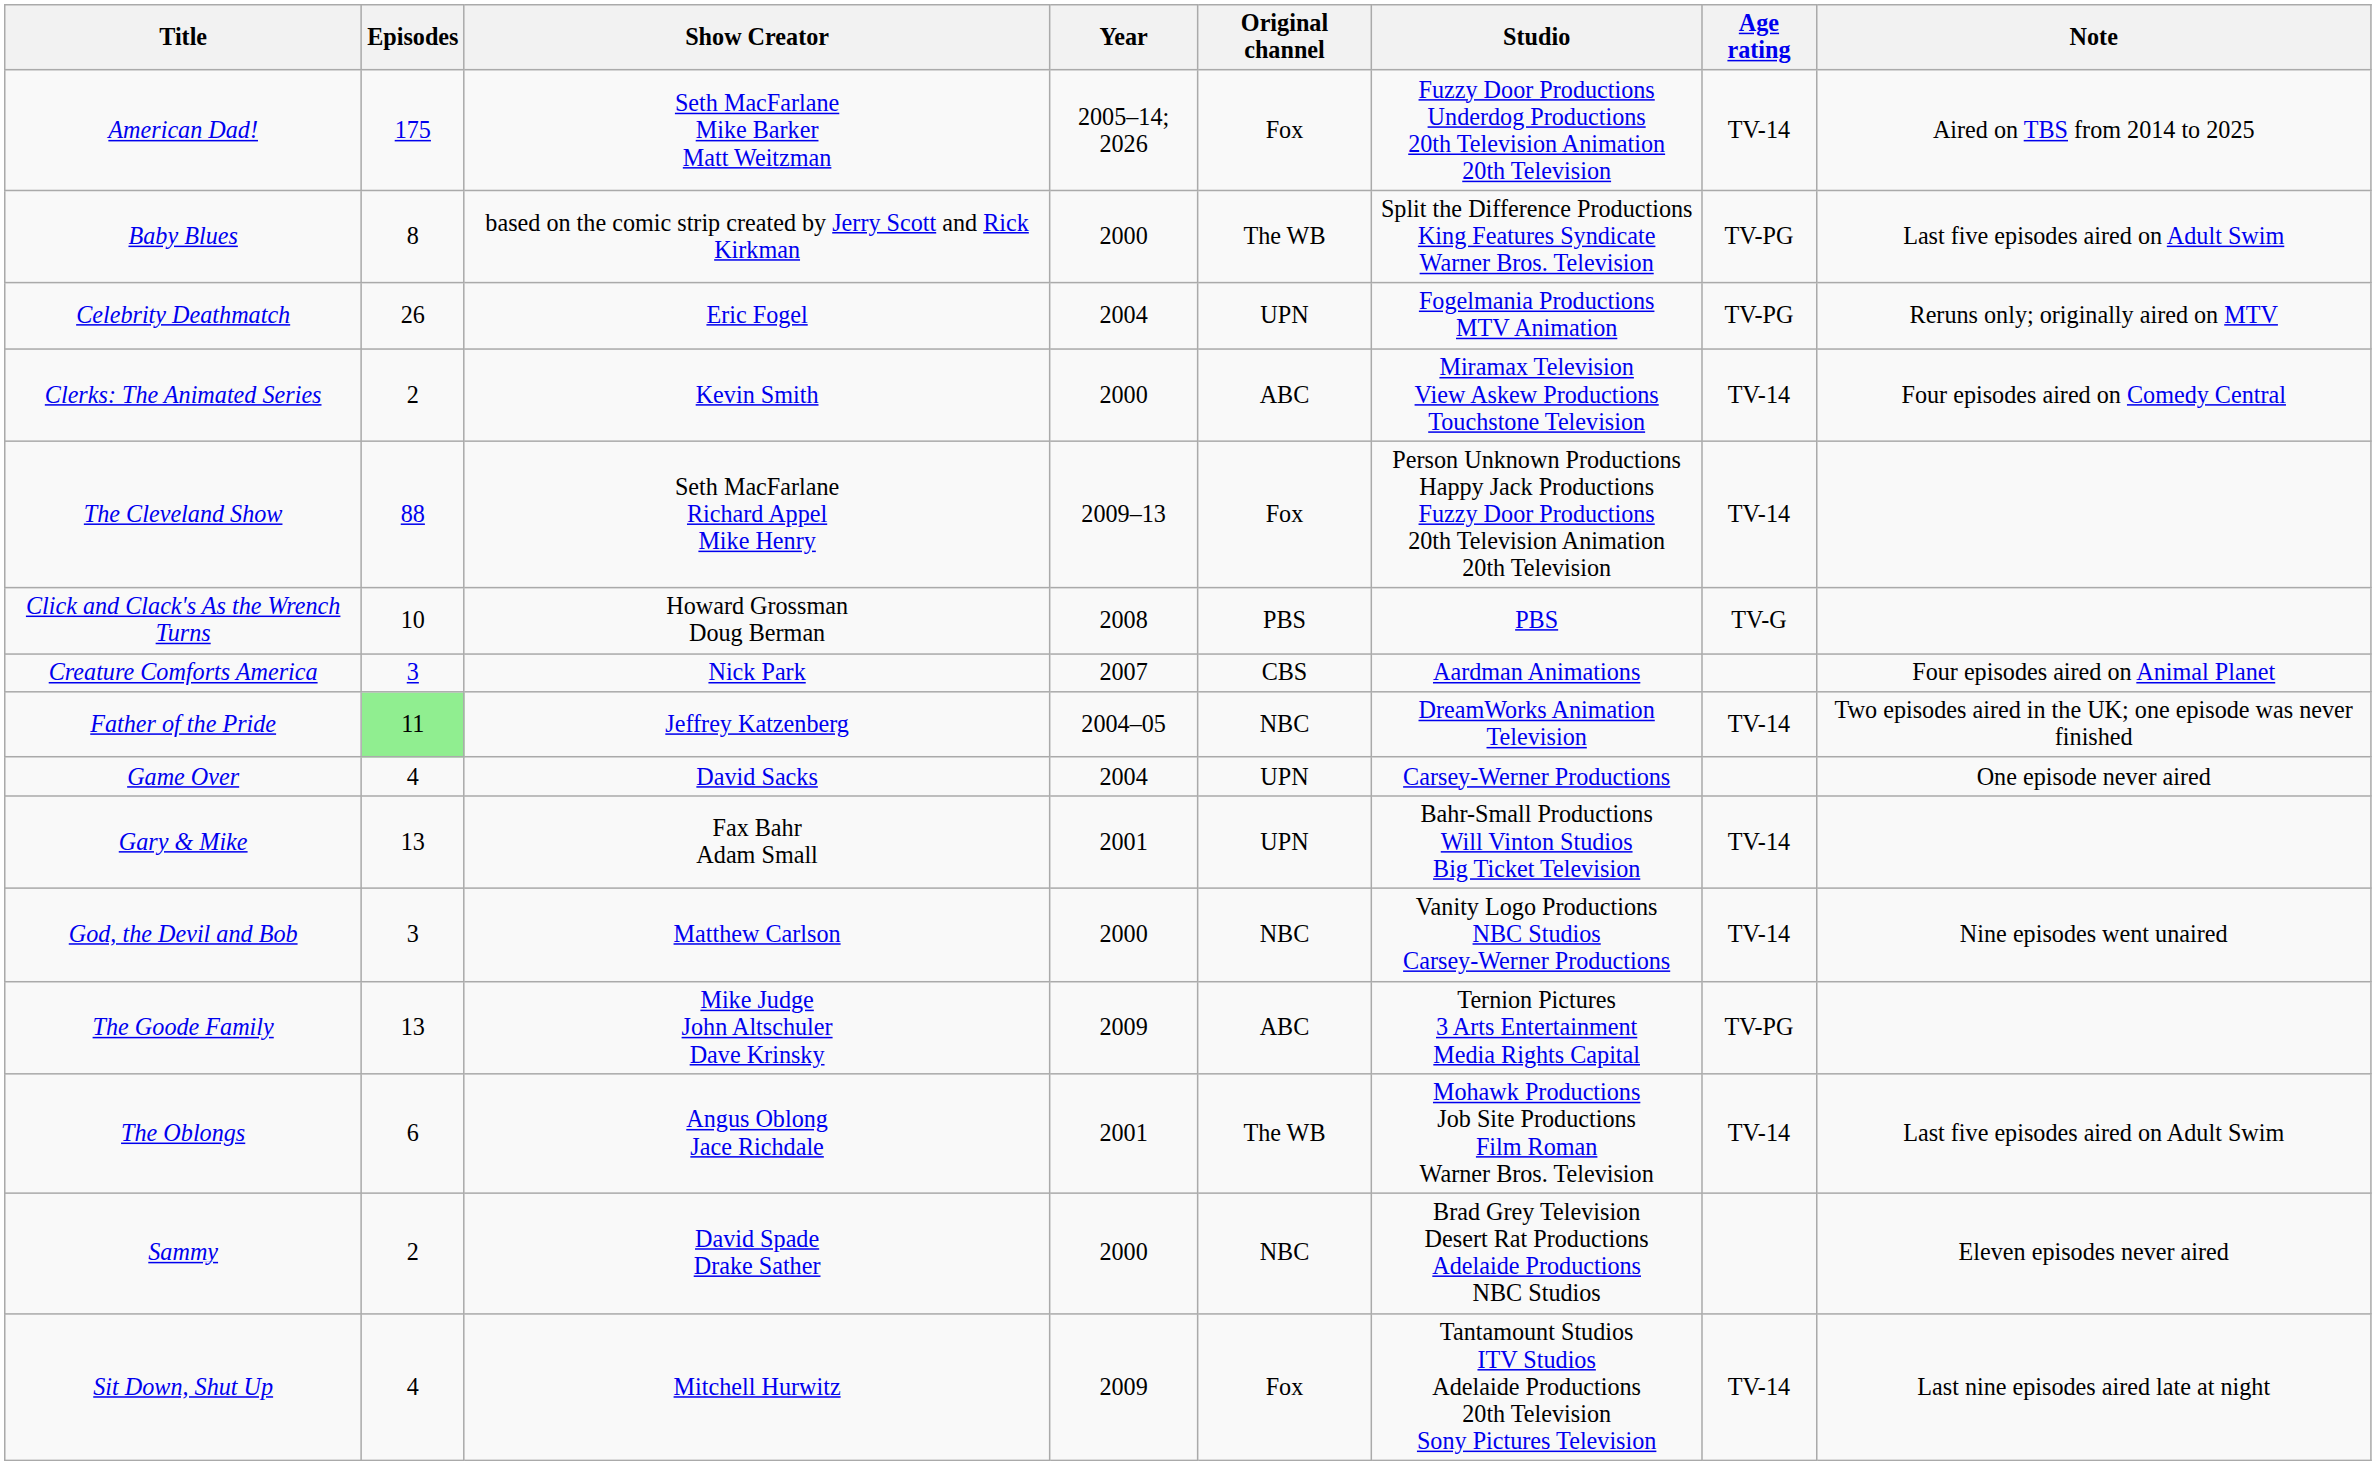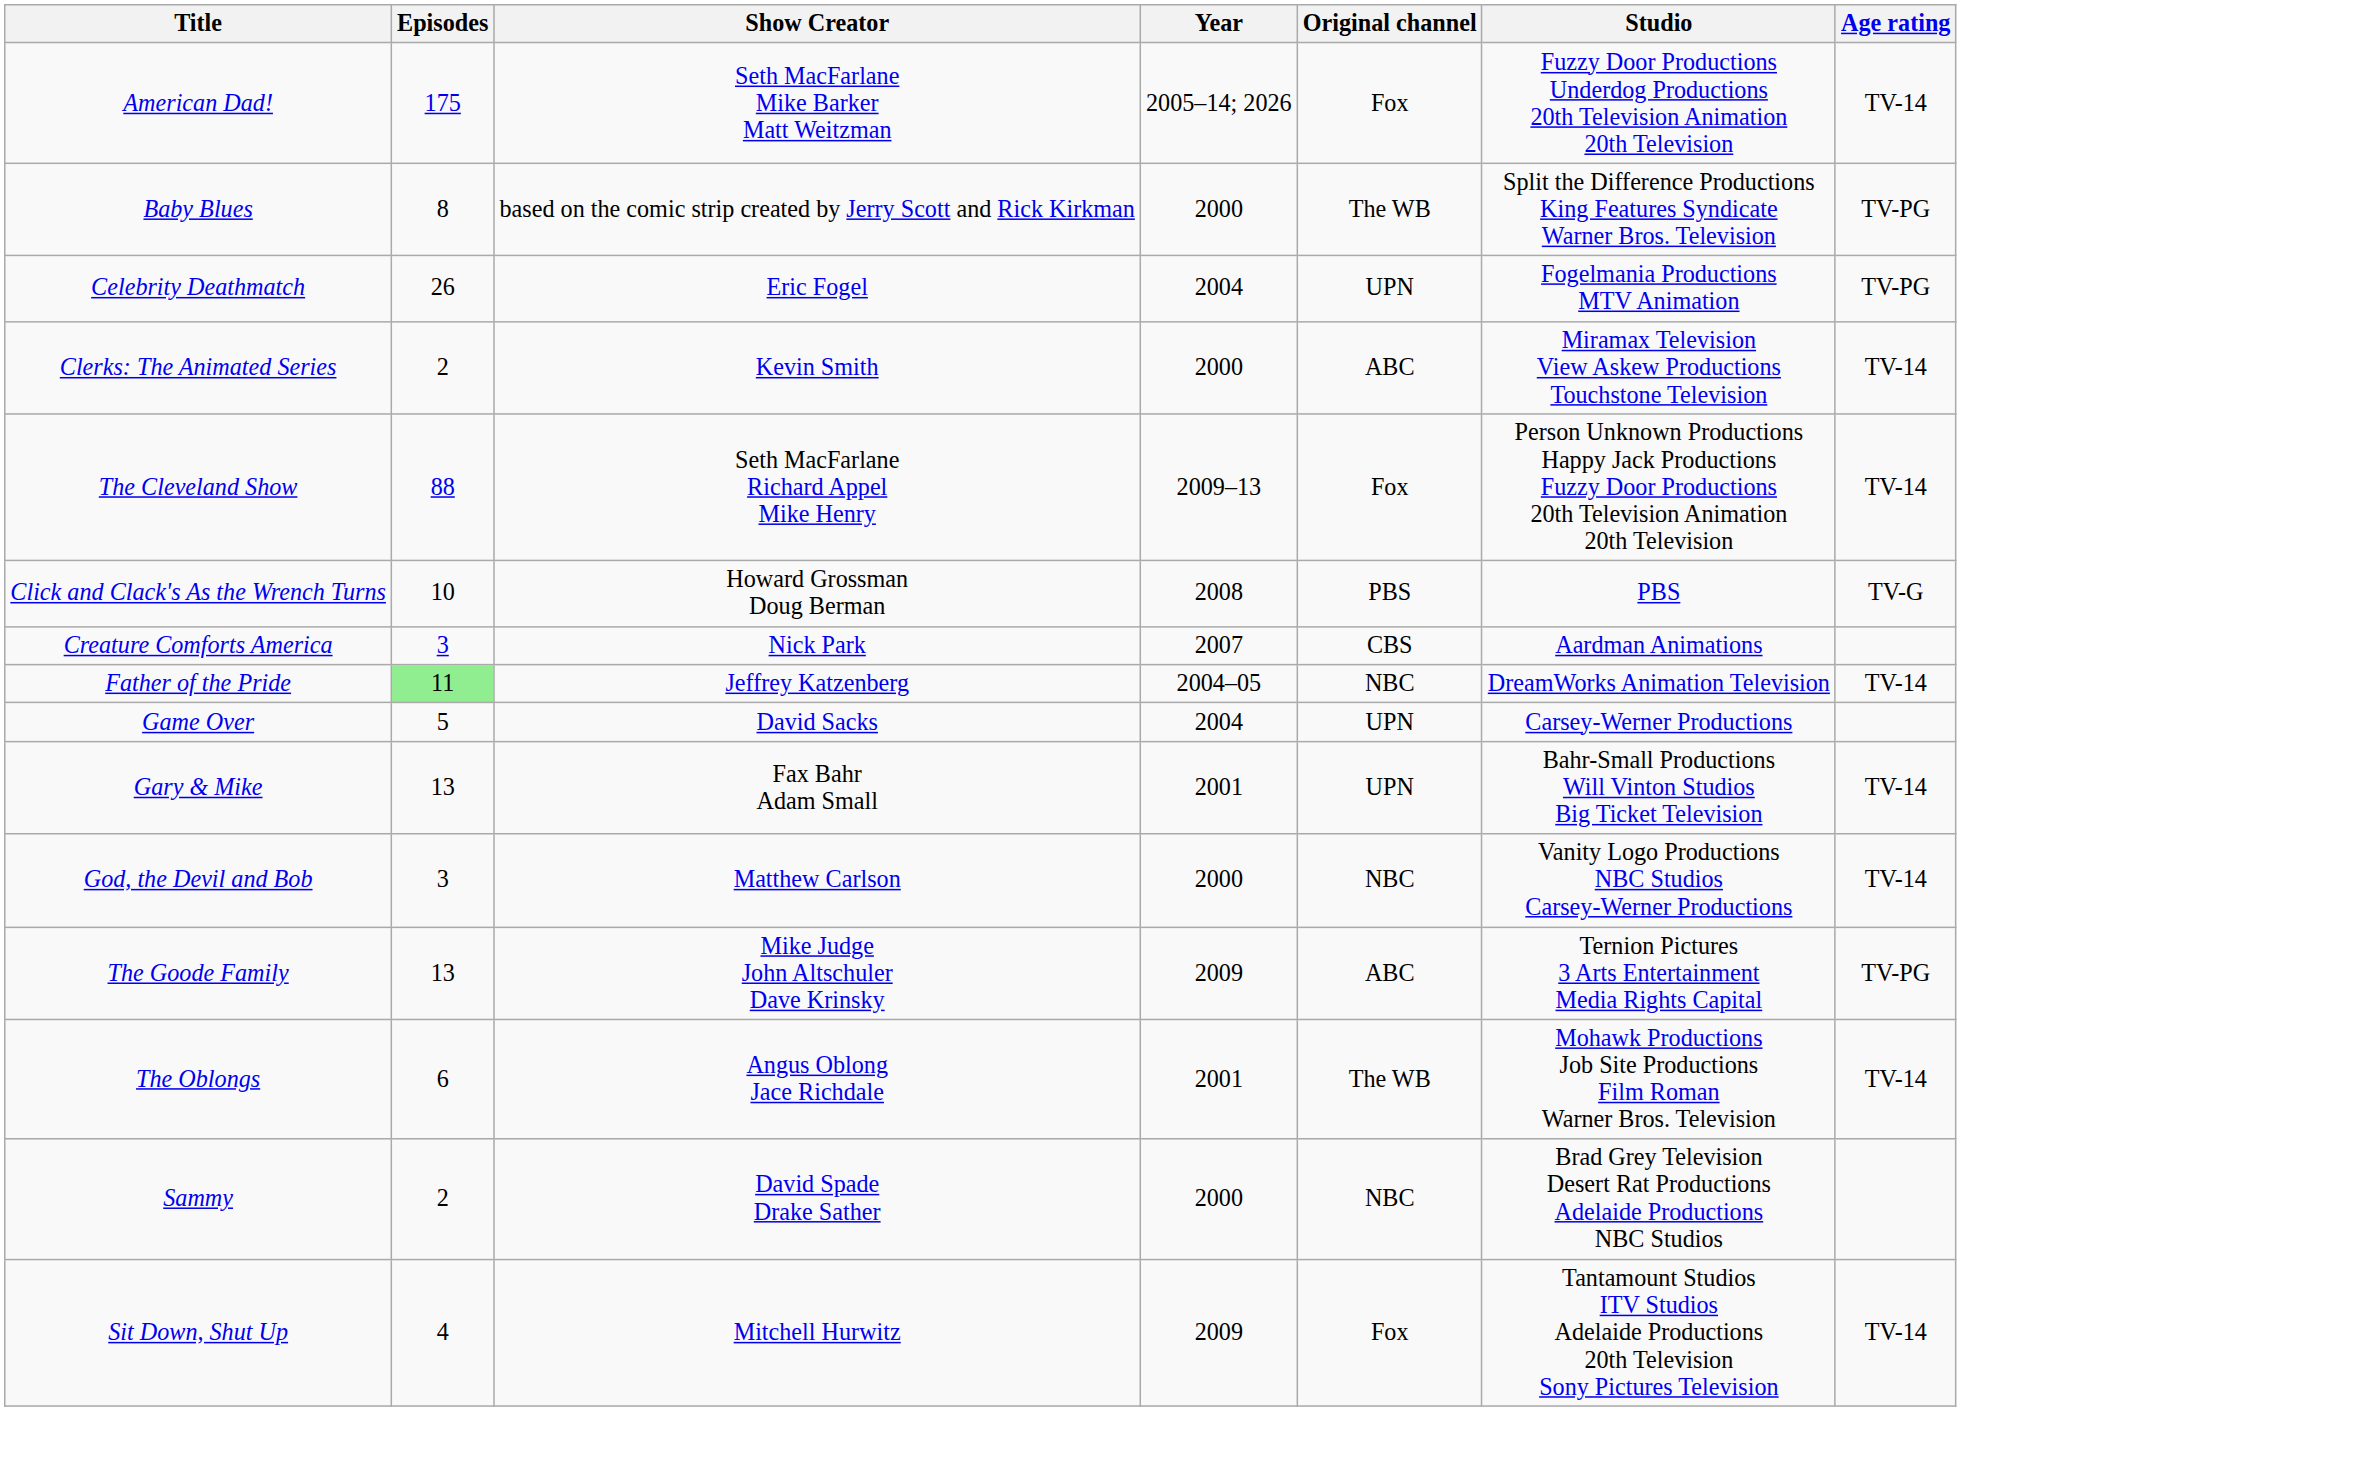- column: (2094, 37)
(413, 776) 4 -> (443, 721) 5
